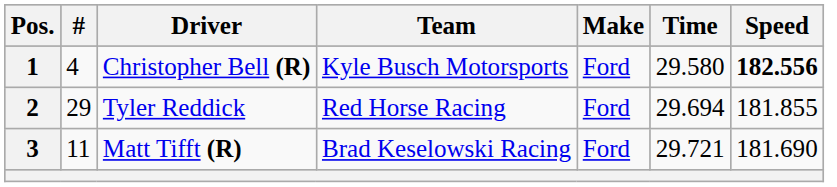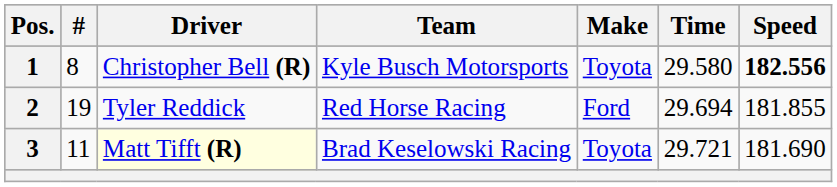(72, 66) 4 -> (72, 66) 8
(606, 66) Ford -> (617, 66) Toyota
(79, 108) 29 -> (79, 108) 19
(172, 149) no background -> (172, 149) lightyellow background
(606, 149) Ford -> (617, 149) Toyota
